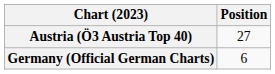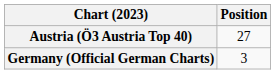(244, 58) 6 -> (244, 58) 3
